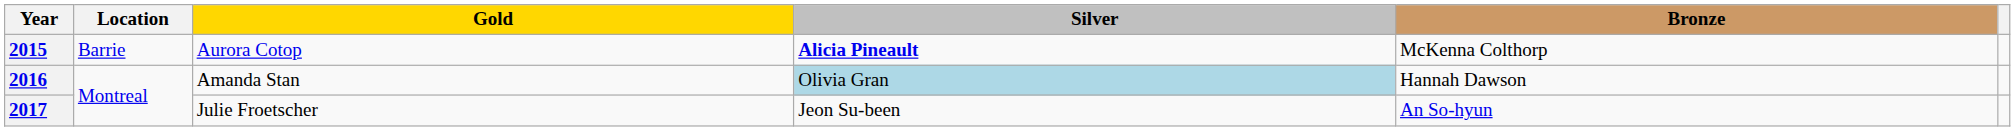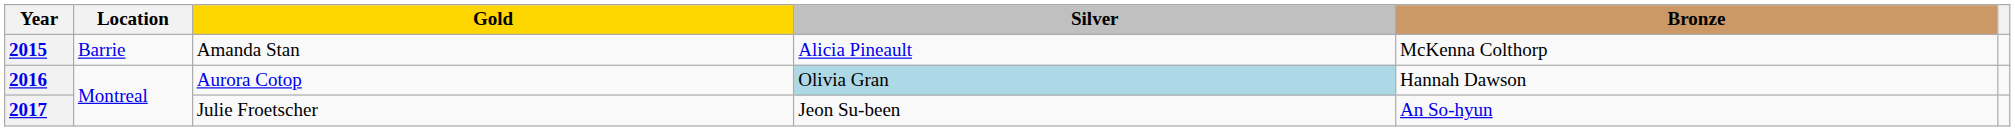(249, 49) Aurora Cotop -> (248, 49) Amanda Stan
(858, 49) bold -> (855, 49) normal
(248, 79) Amanda Stan -> (249, 79) Aurora Cotop
